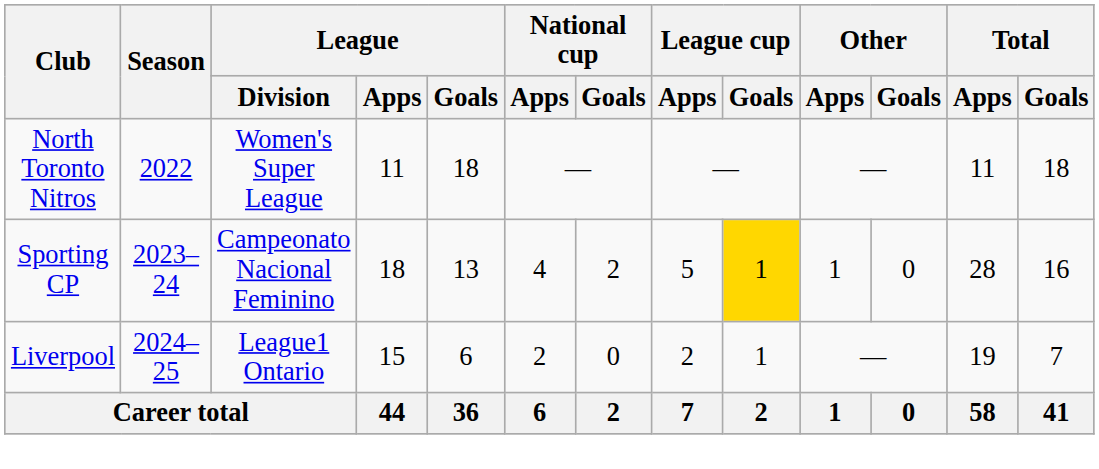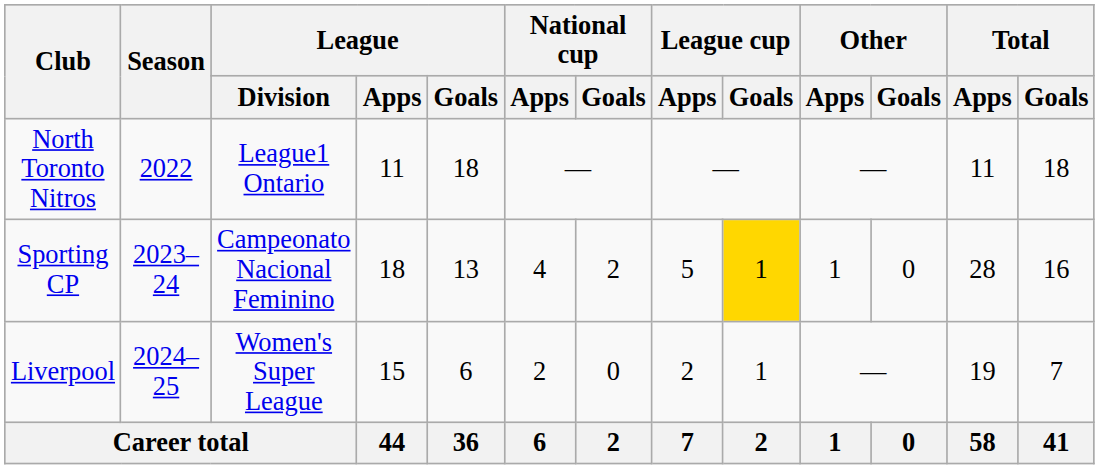(284, 168) Women's Super League -> (284, 168) League1 Ontario
(284, 356) League1 Ontario -> (284, 371) Women's Super League
